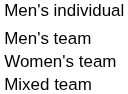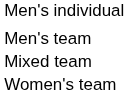rows swapped: (60, 61) <-> (48, 84)
